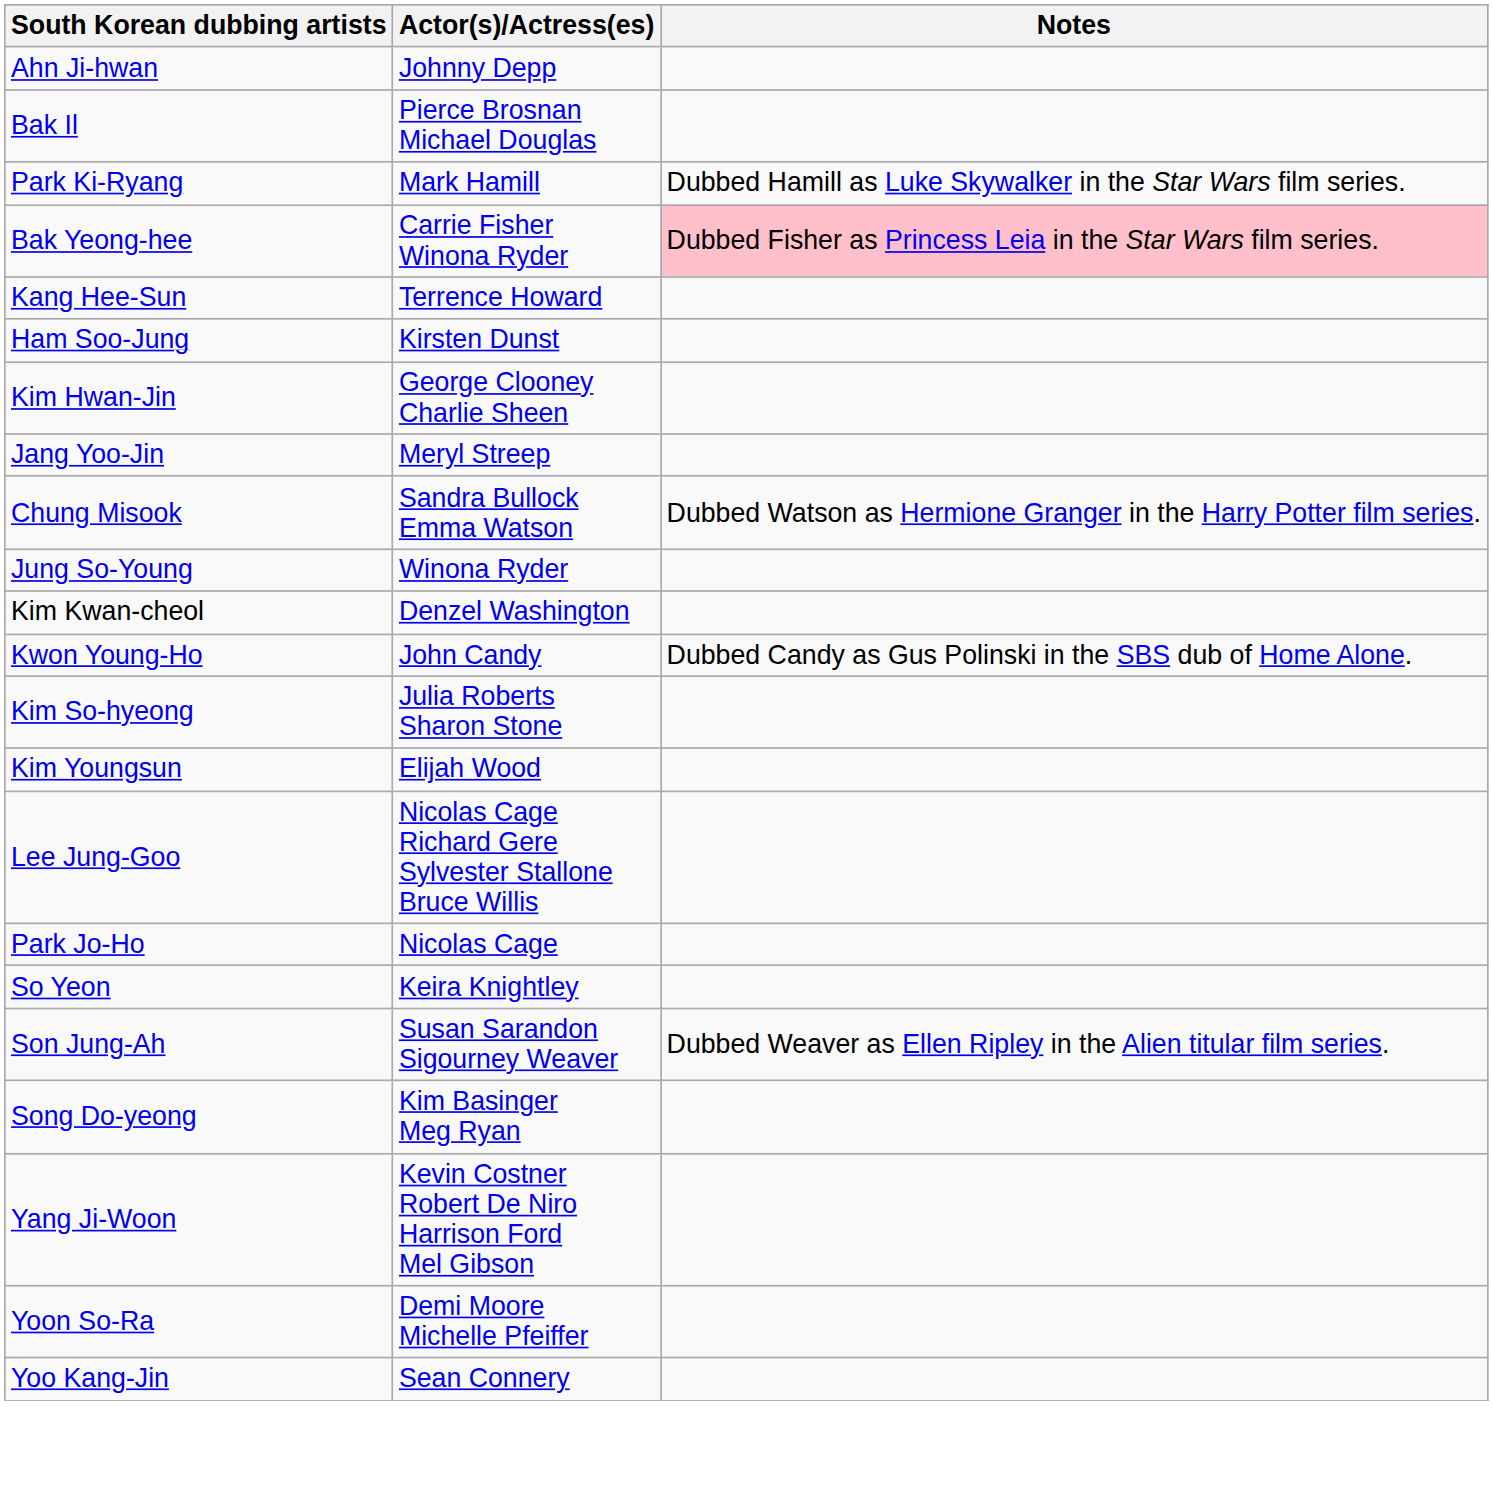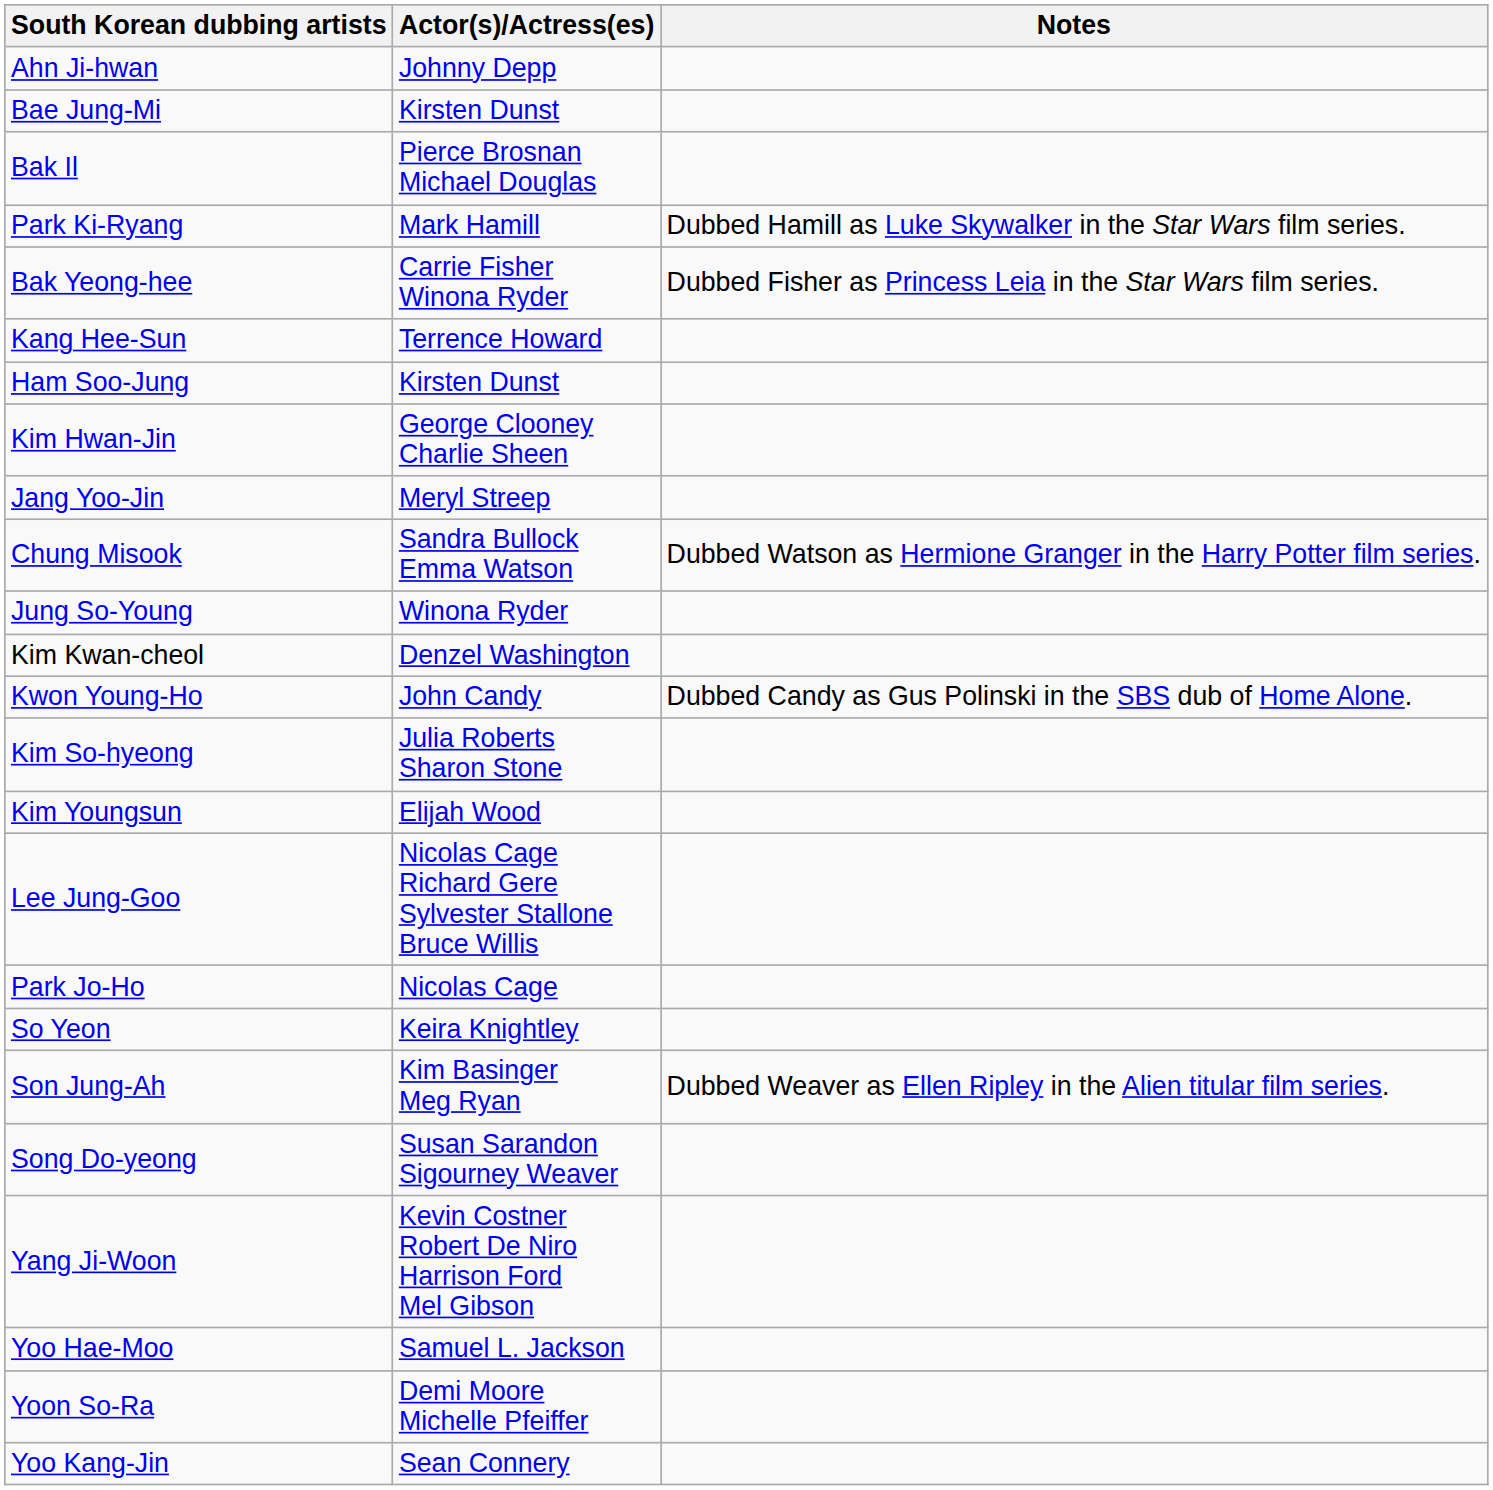+ row: (86, 110)
(1023, 240) pink background -> (1023, 282) no background
(509, 1043) Susan Sarandon Sigourney Weaver -> (478, 1086) Kim Basinger Meg Ryan
(478, 1116) Kim Basinger Meg Ryan -> (509, 1158) Susan Sarandon Sigourney Weaver
+ row: (92, 1348)
